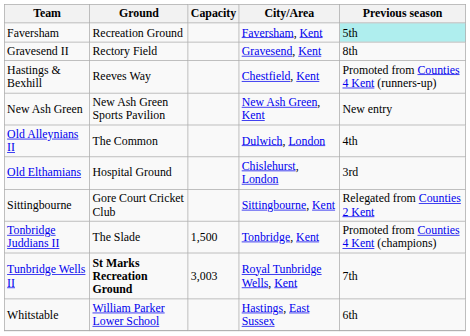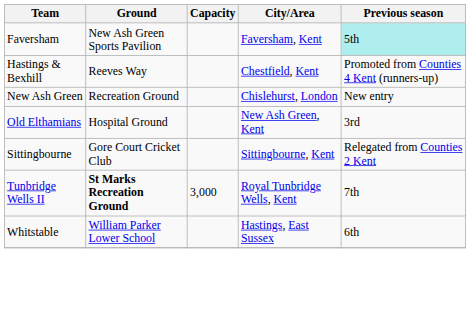(138, 32) Recreation Ground -> (126, 39) New Ash Green Sports Pavilion
- row: (38, 51)
(130, 108) New Ash Green Sports Pavilion -> (134, 96) Recreation Ground
(281, 108) New Ash Green, Kent -> (289, 96) Chislehurst, London
- row: (43, 141)
(270, 173) Chislehurst, London -> (280, 122) New Ash Green, Kent
- row: (33, 237)
(204, 276) 3,003 -> (203, 193) 3,000
